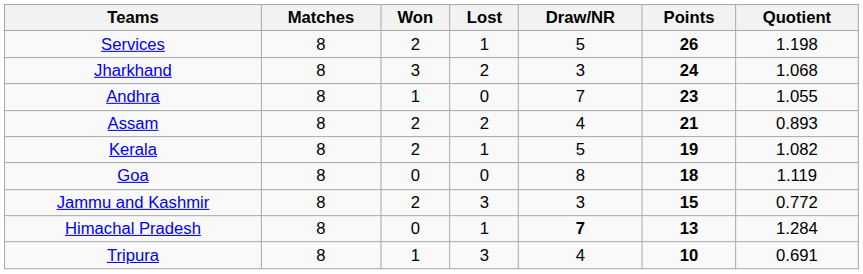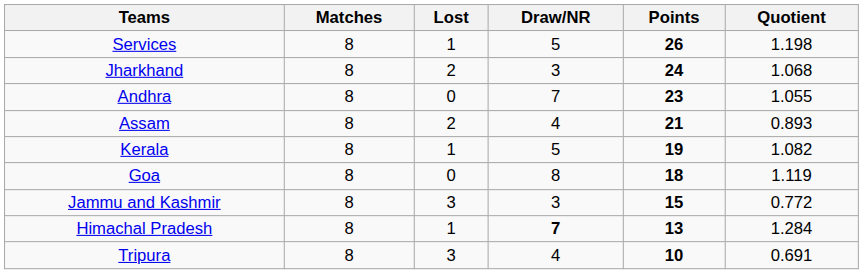- column: (415, 17)
